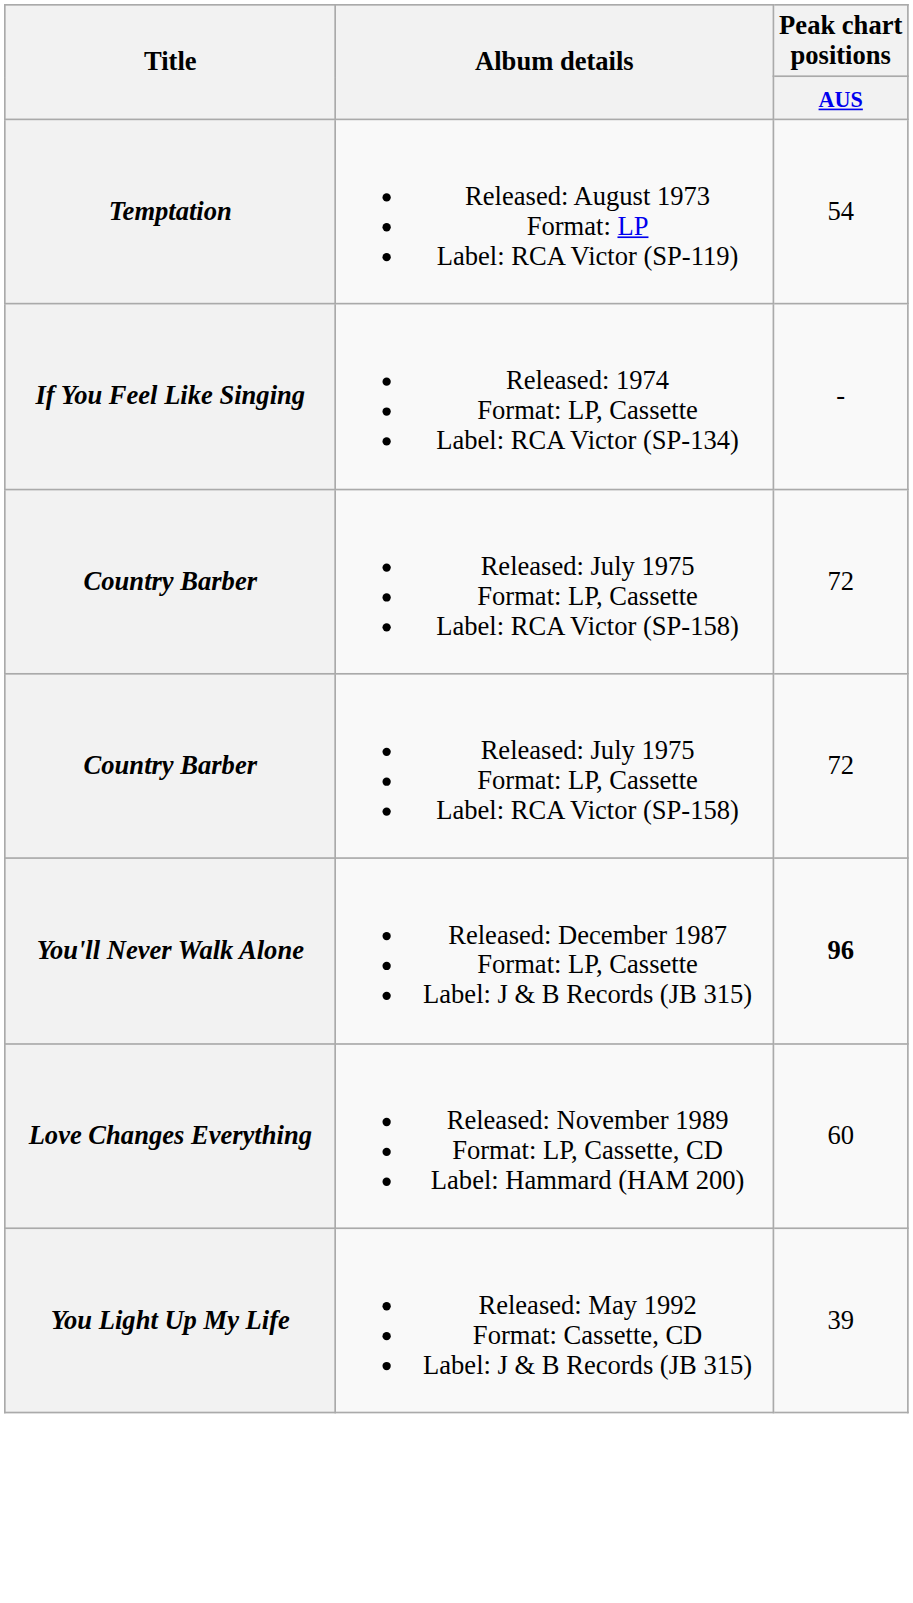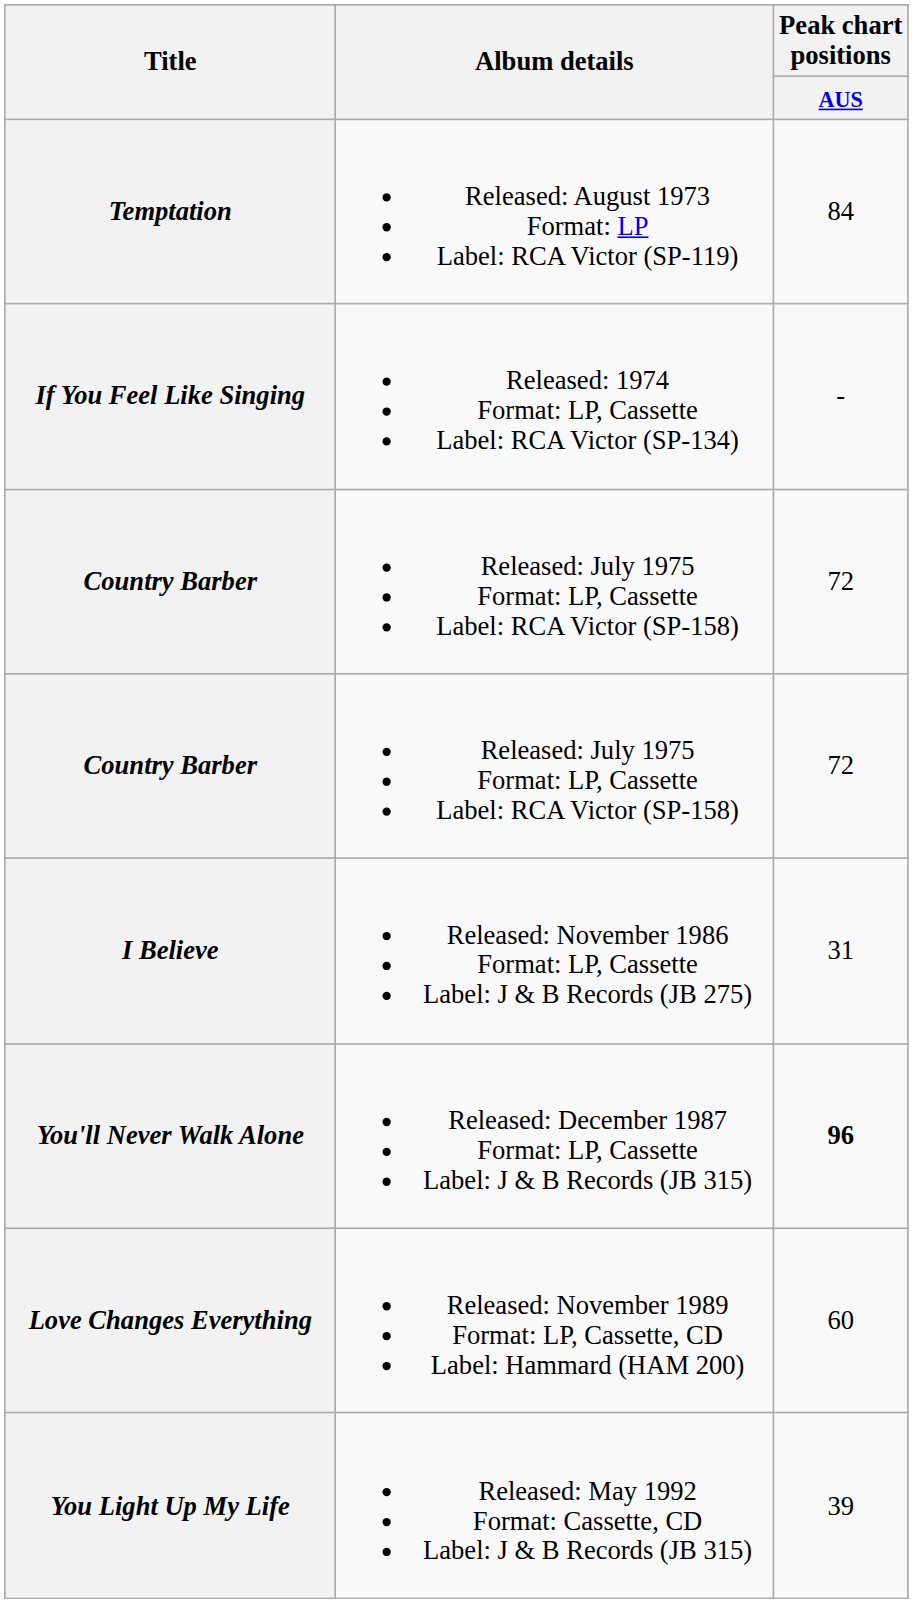(841, 211) 54 -> (841, 211) 84
+ row: (170, 950)
